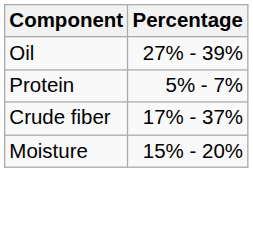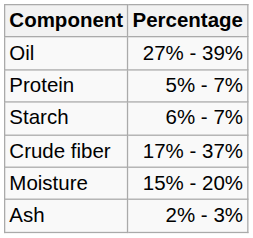+ row: (39, 118)
+ row: (27, 215)
